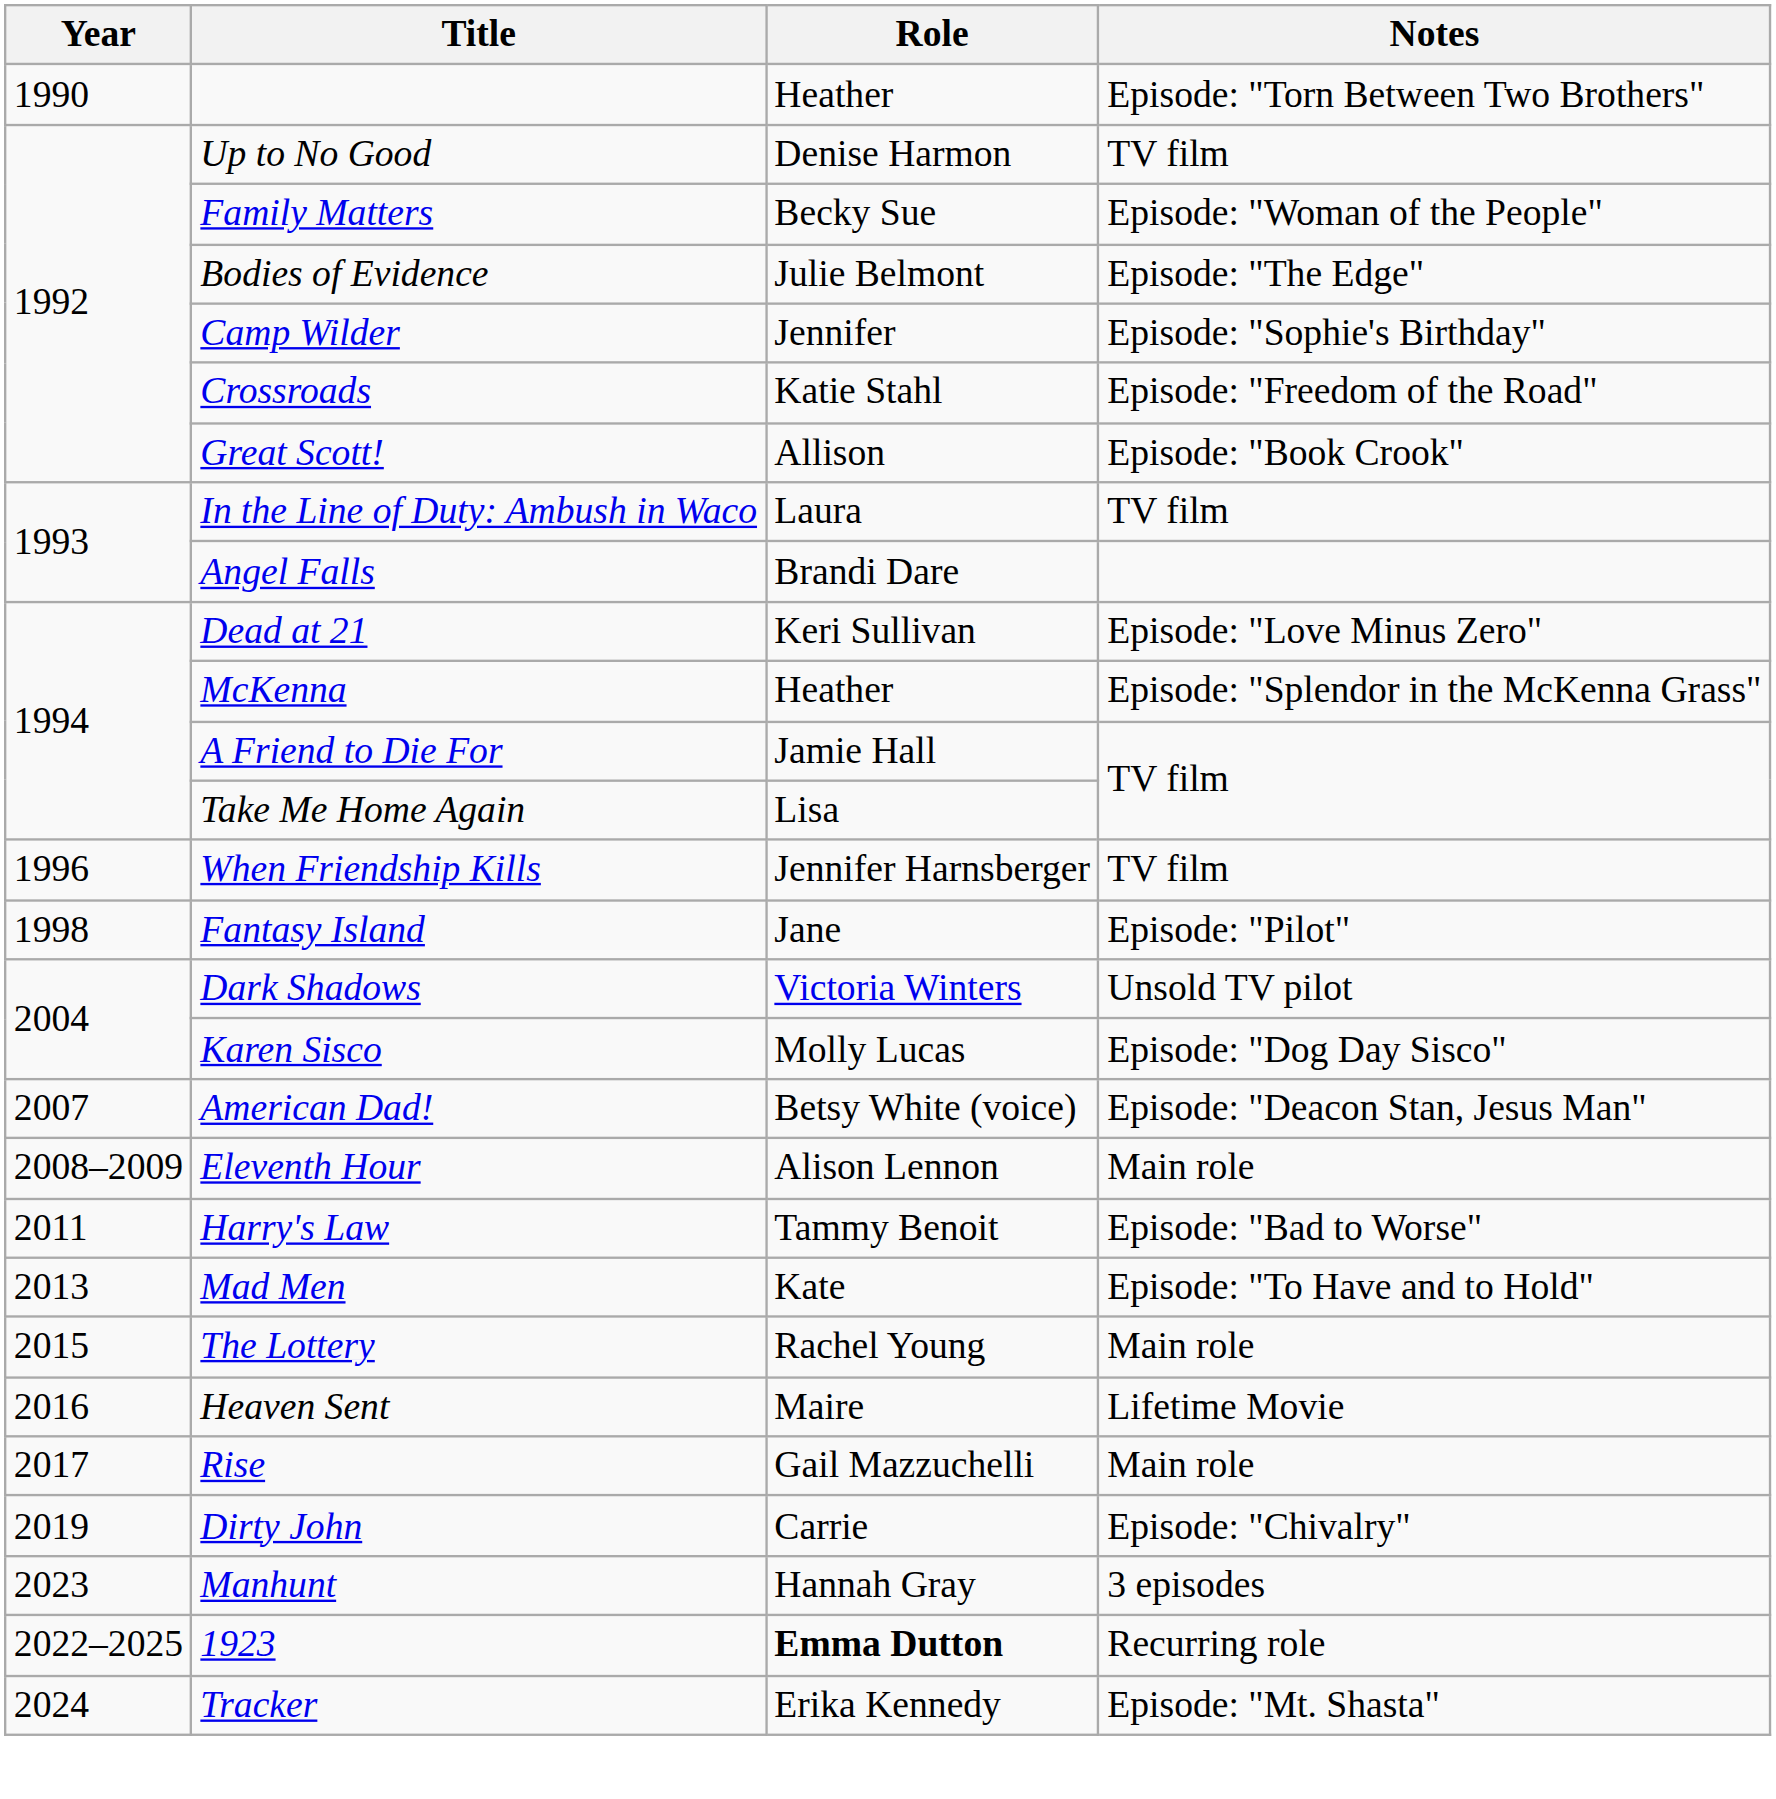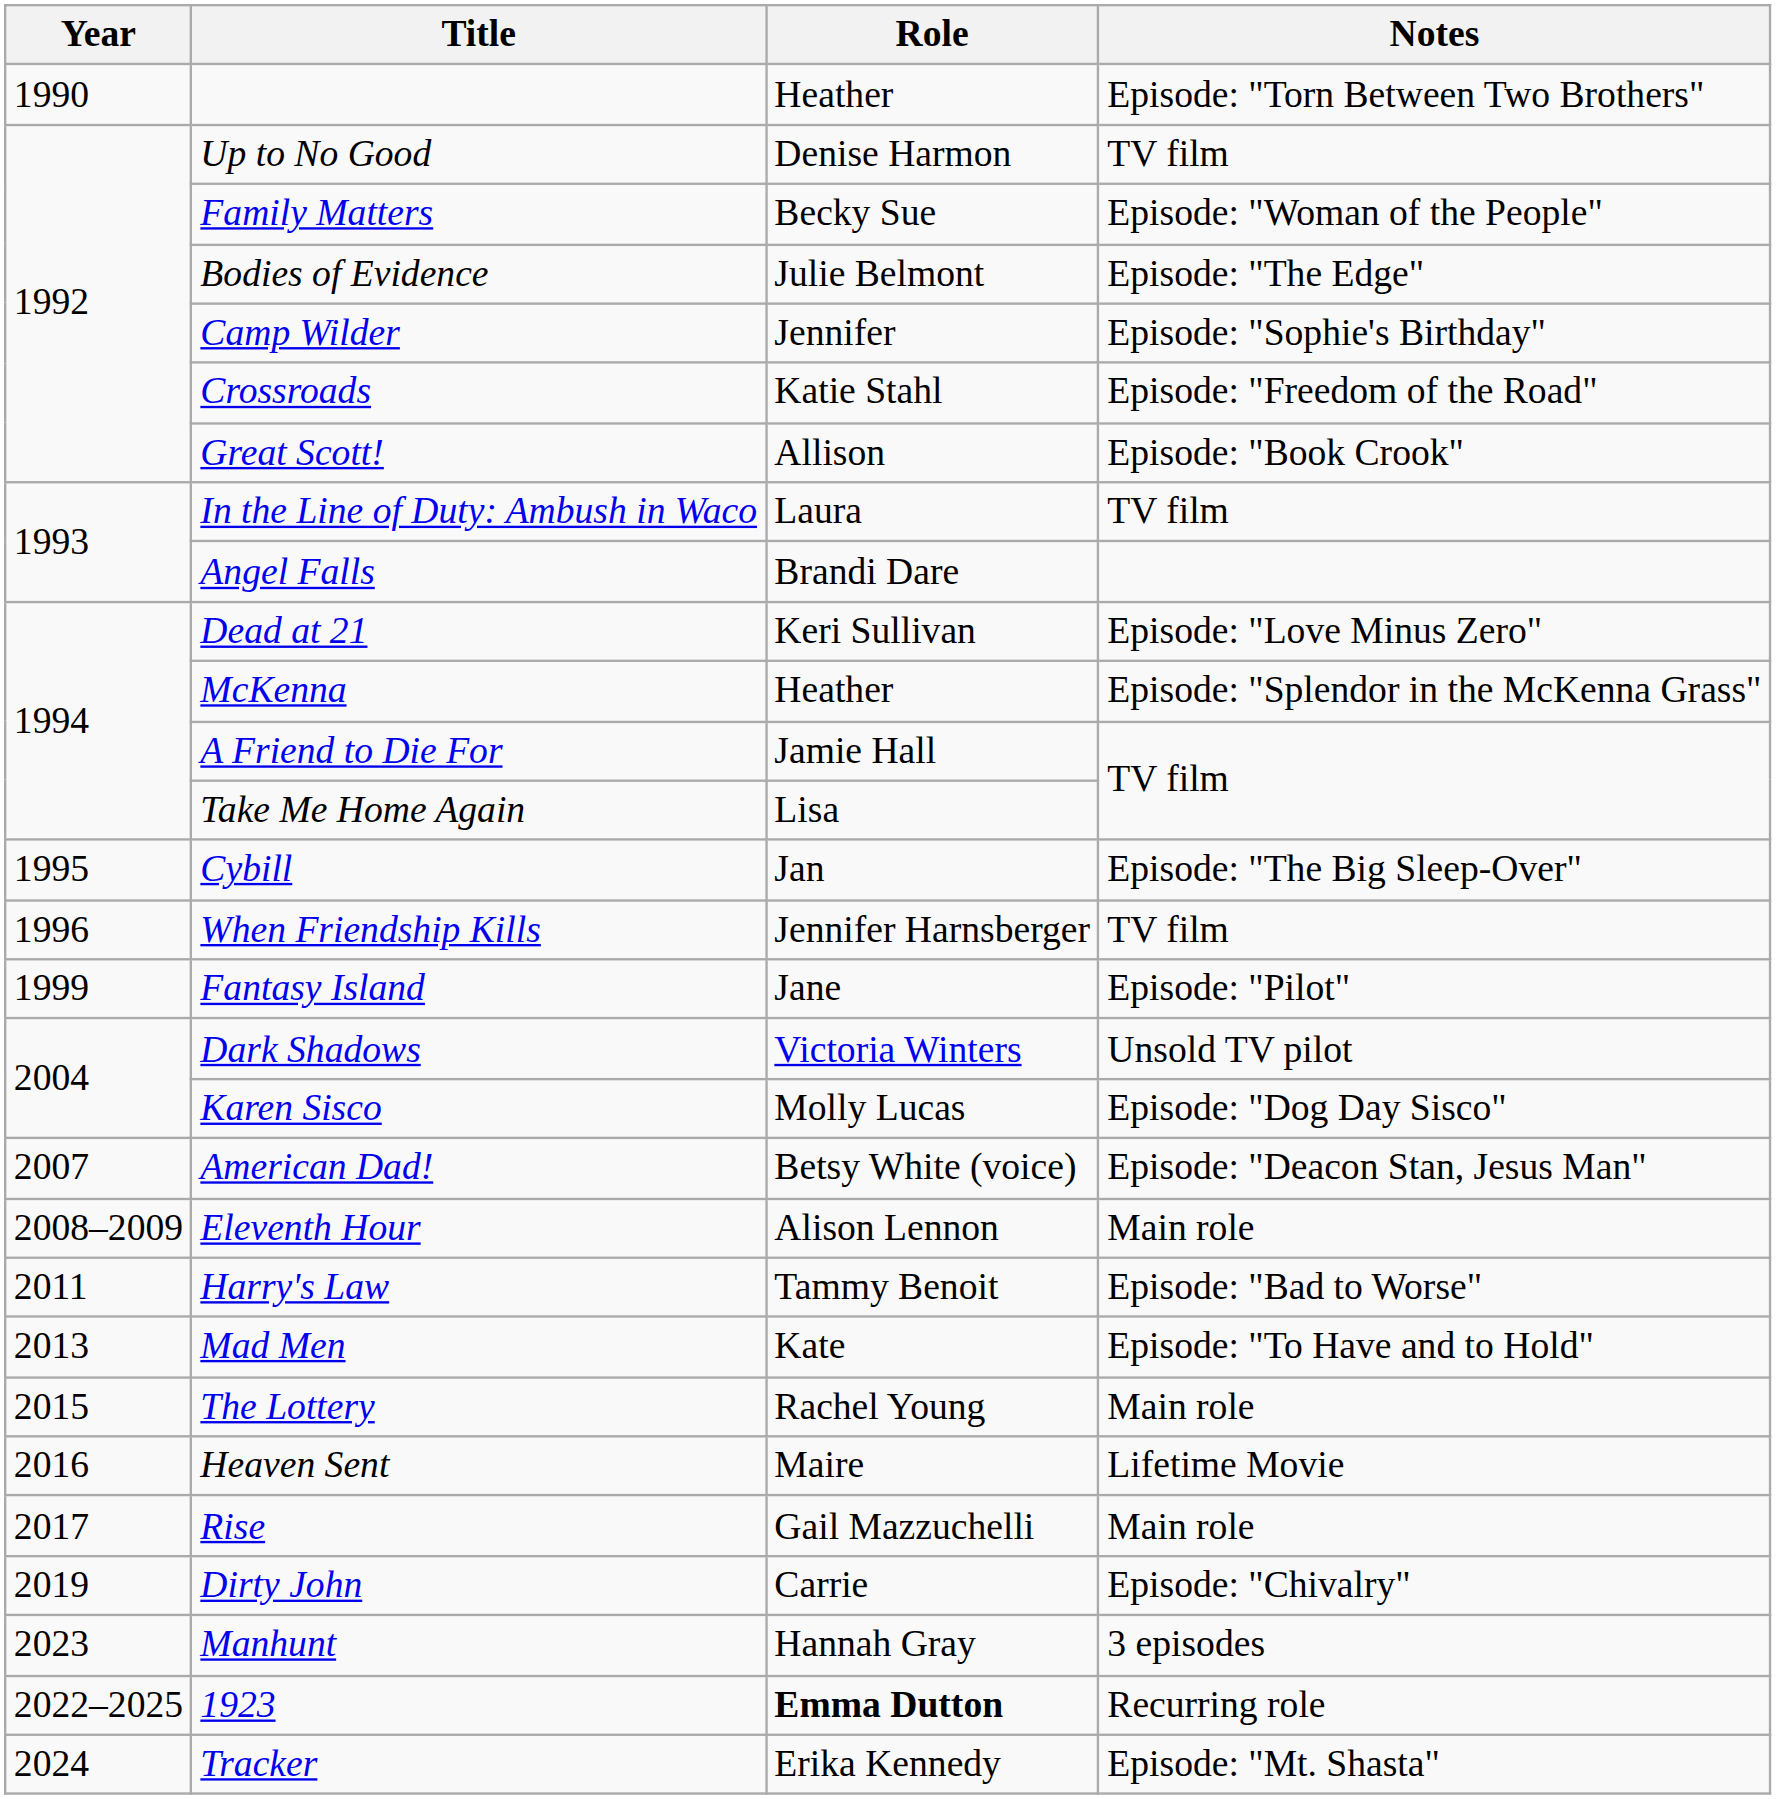+ row: (246, 869)
(51, 928) 1998 -> (51, 988) 1999
